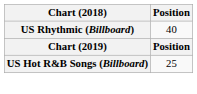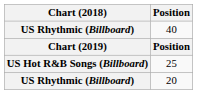+ row: (171, 81)
